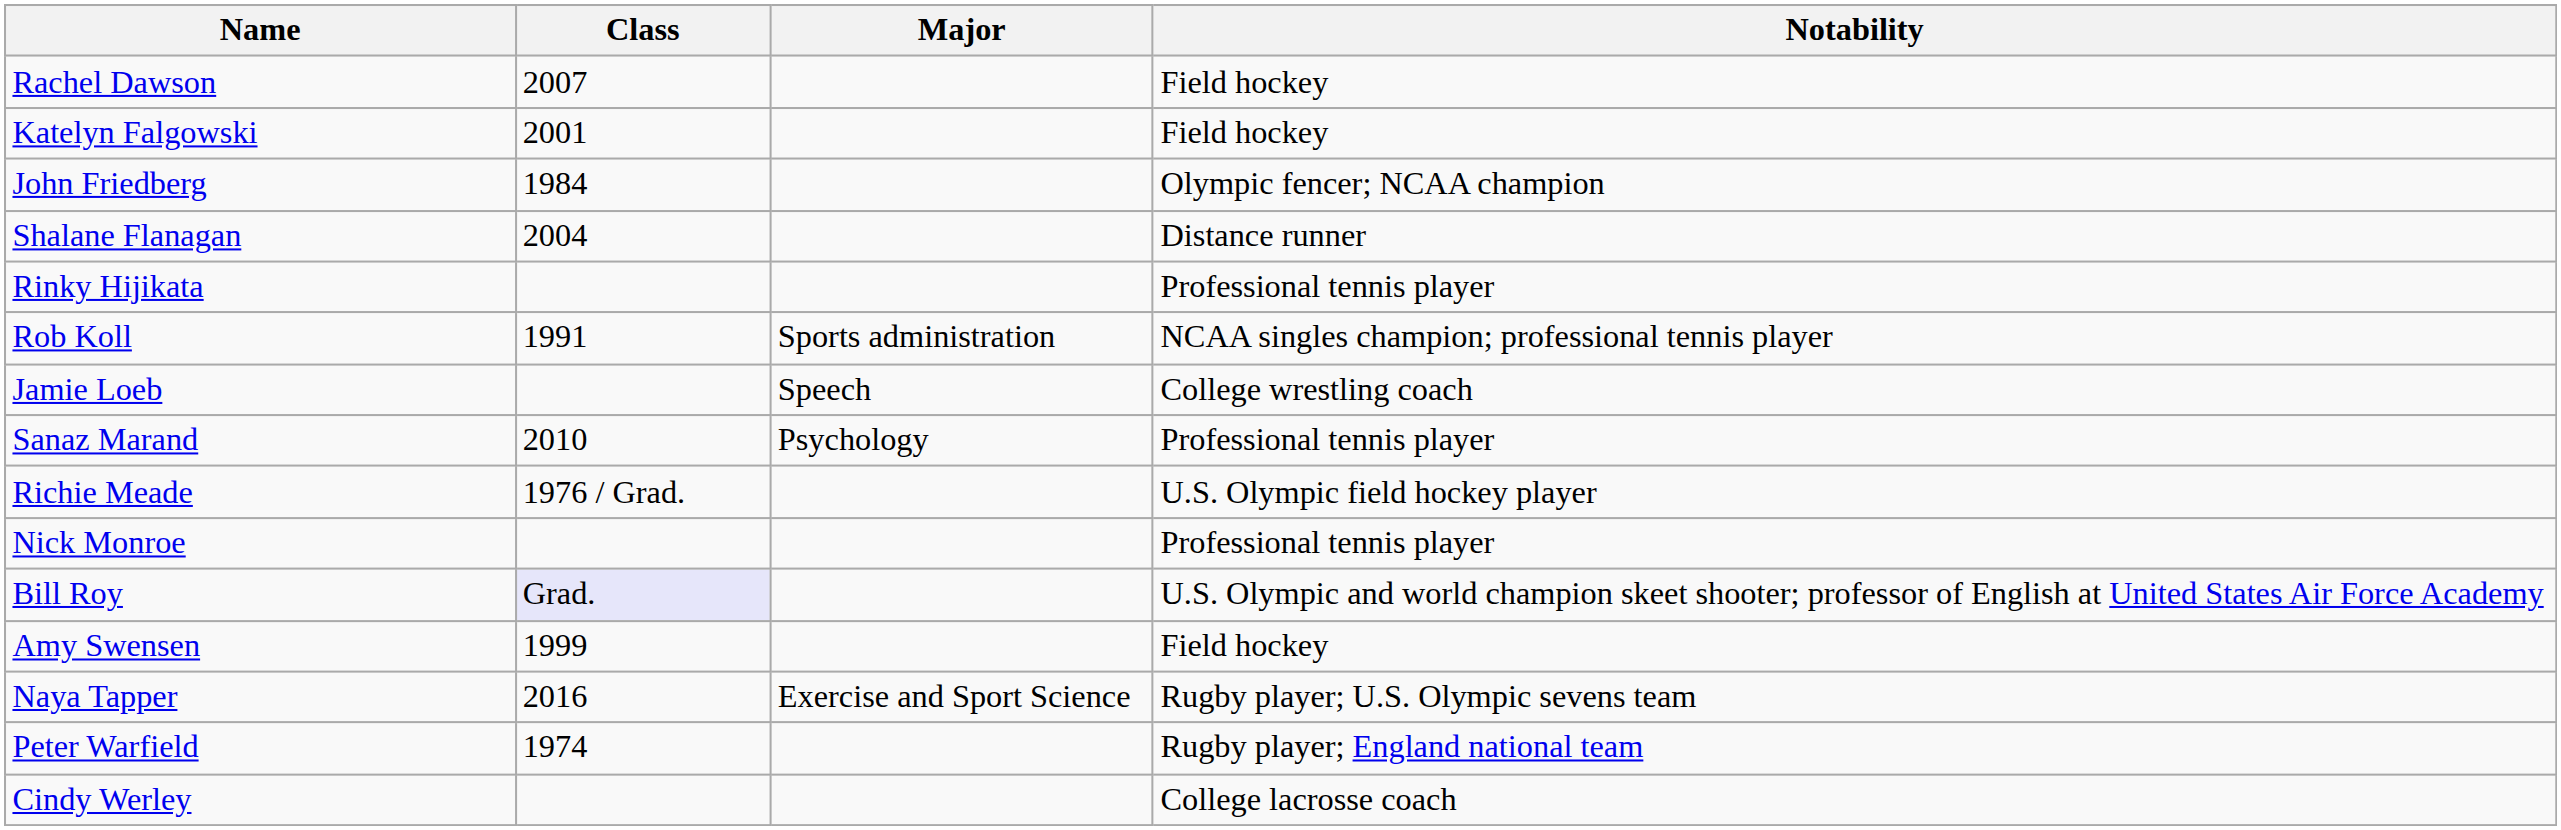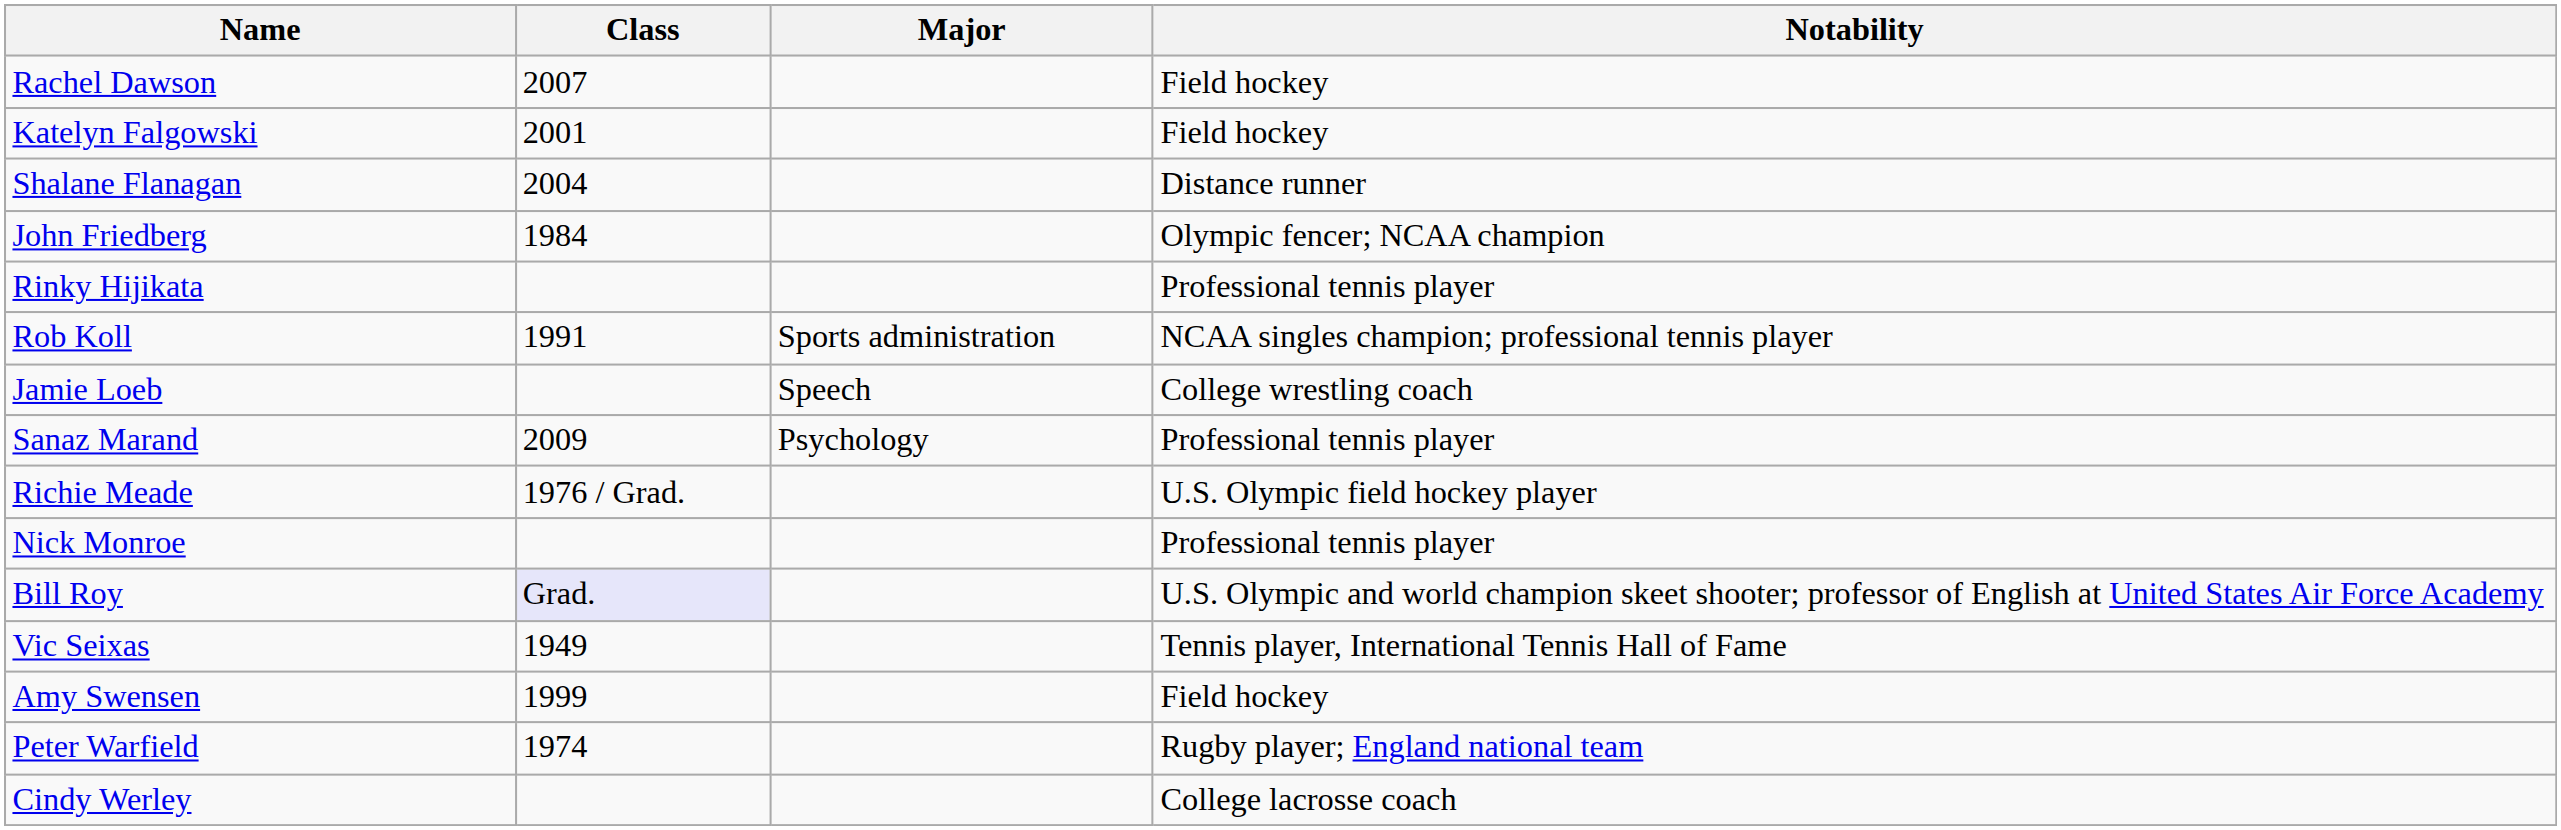rows swapped: (127, 235) <-> (110, 183)
(555, 440) 2010 -> (555, 440) 2009
+ row: (81, 645)
- row: (95, 696)
